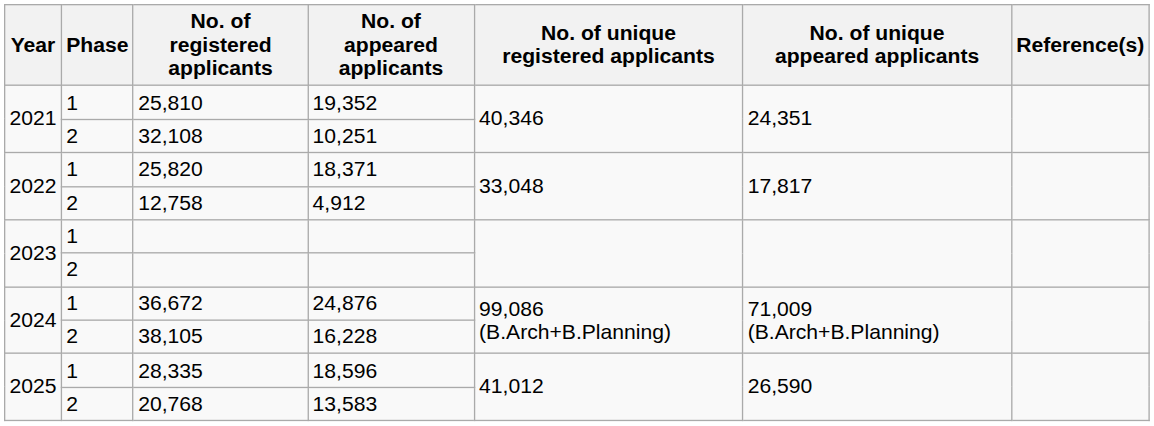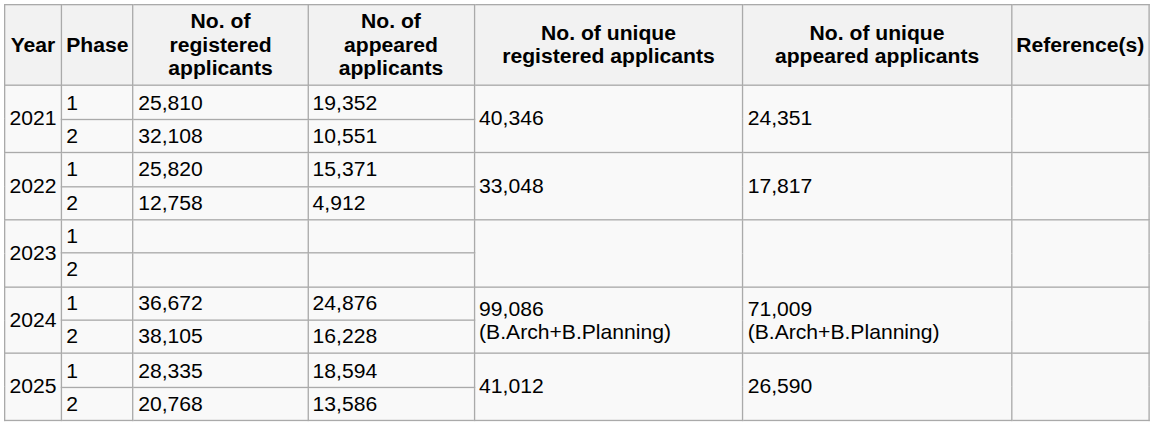(345, 135) 10,251 -> (345, 135) 10,551
(345, 169) 18,371 -> (345, 169) 15,371
(345, 370) 18,596 -> (345, 370) 18,594
(345, 403) 13,583 -> (345, 403) 13,586
